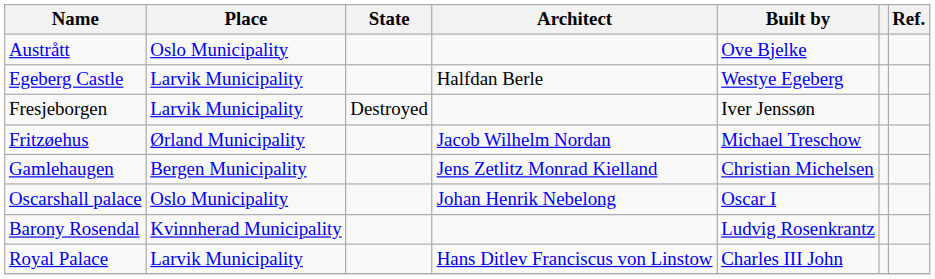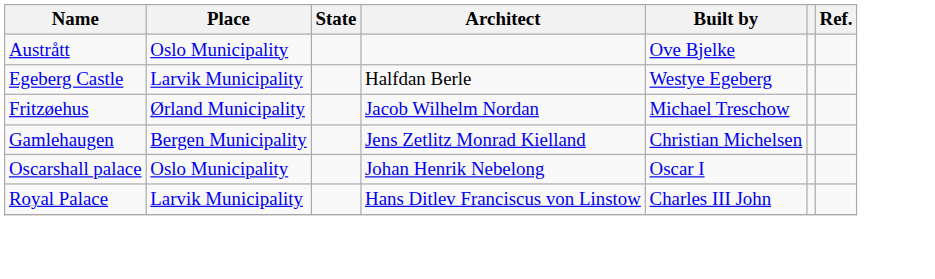- row: (58, 109)
- row: (74, 229)
